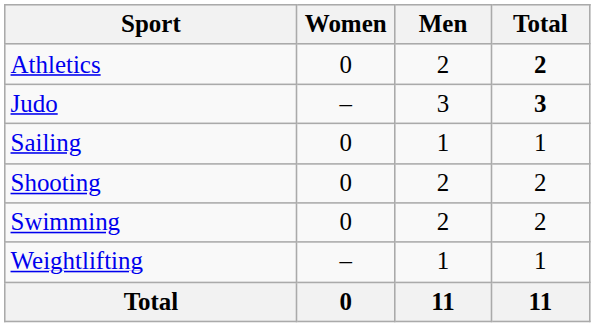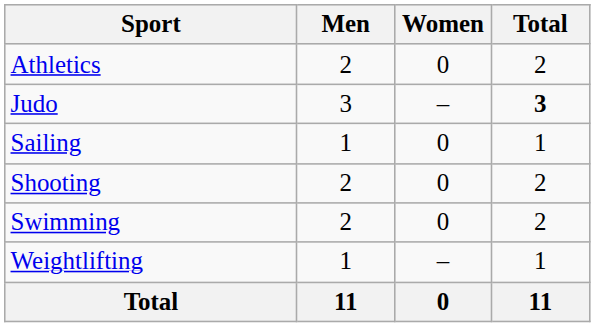columns swapped: (443, 24) <-> (346, 24)
(540, 63) bold -> (540, 63) normal
